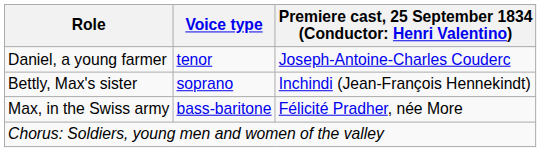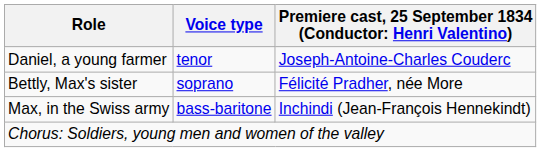(405, 84) Inchindi (Jean-François Hennekindt) -> (371, 84) Félicité Pradher, née More
(371, 109) Félicité Pradher, née More -> (405, 109) Inchindi (Jean-François Hennekindt)
